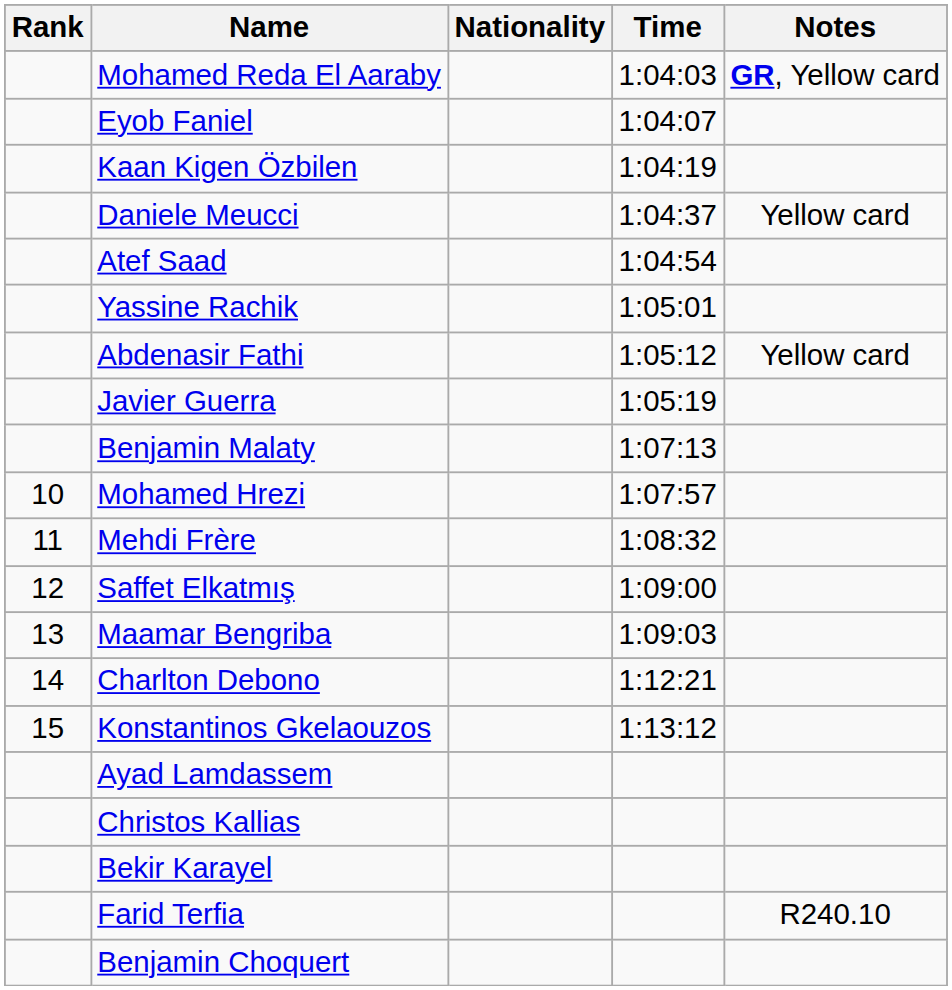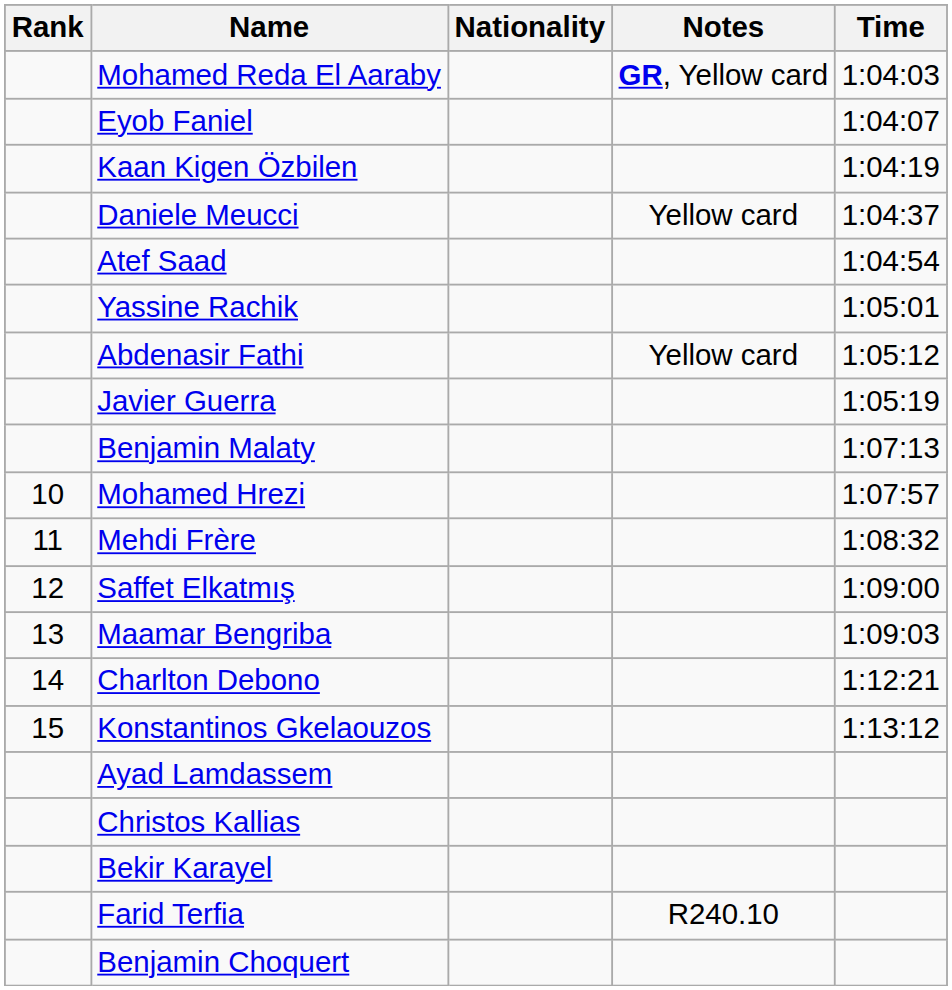columns swapped: (668, 27) <-> (835, 27)
